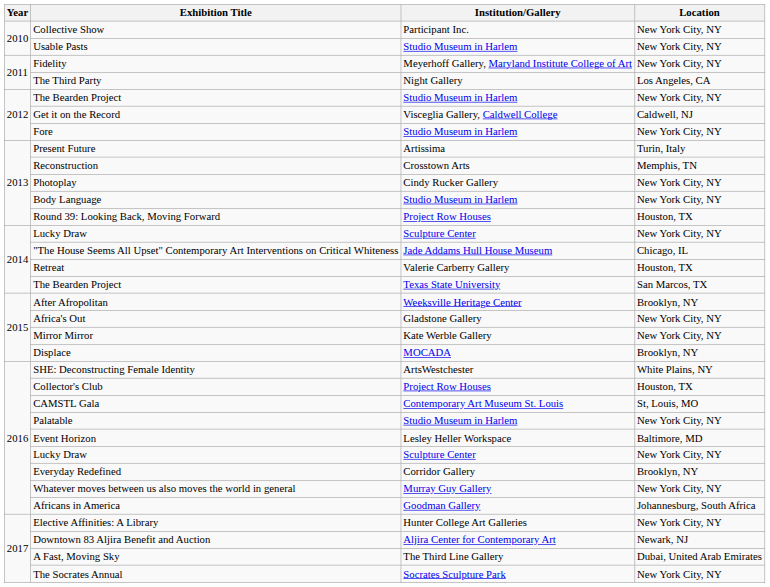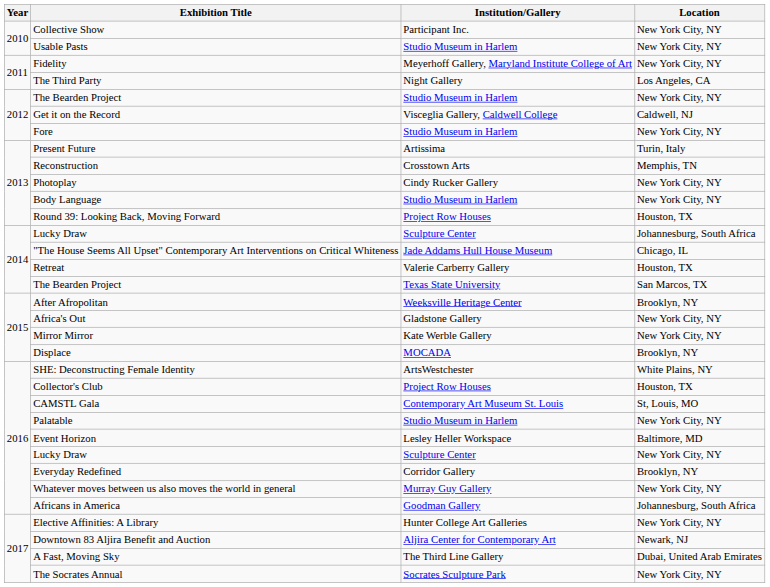(679, 234) New York City, NY -> (696, 234) Johannesburg, South Africa
